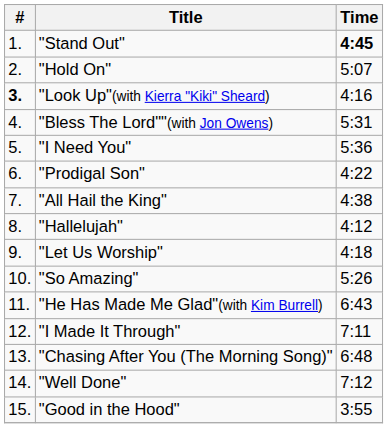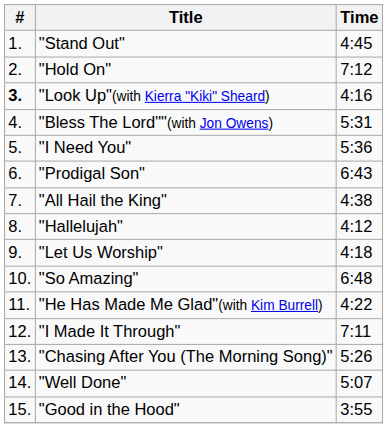(357, 43) bold -> (356, 43) normal
(356, 69) 5:07 -> (356, 69) 7:12
(356, 174) 4:22 -> (356, 174) 6:43
(356, 278) 5:26 -> (356, 278) 6:48
(356, 305) 6:43 -> (356, 305) 4:22
(356, 357) 6:48 -> (356, 357) 5:26
(356, 383) 7:12 -> (356, 383) 5:07
